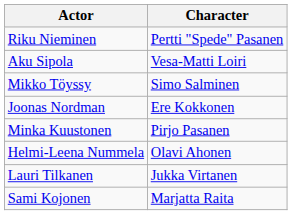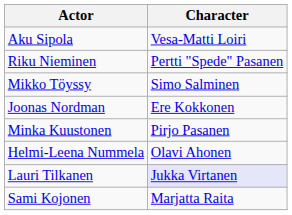rows swapped: (52, 38) <-> (40, 61)
(194, 175) no background -> (194, 175) lavender background
